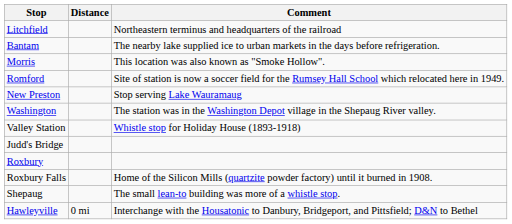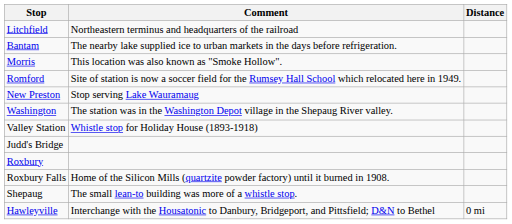columns swapped: (90, 12) <-> (309, 12)
